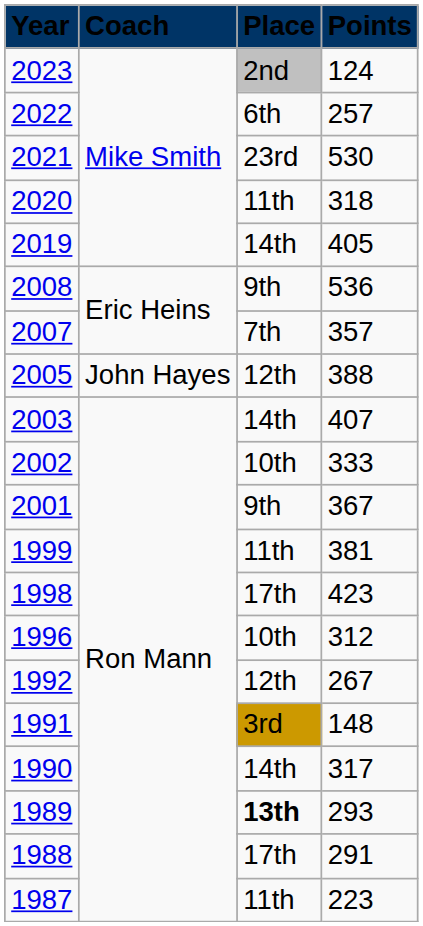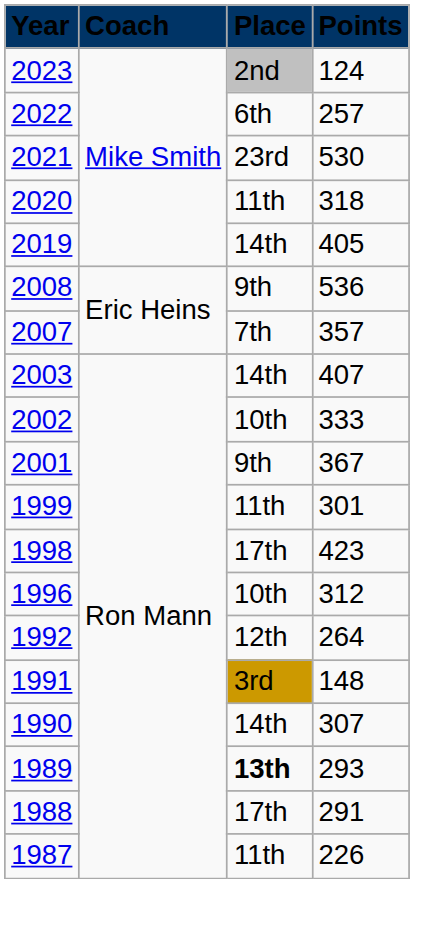- row: (42, 375)
(351, 550) 381 -> (341, 506) 301
(351, 680) 267 -> (341, 637) 264
(351, 768) 317 -> (341, 724) 307
(351, 899) 223 -> (341, 855) 226
